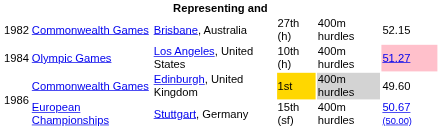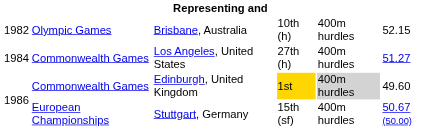(90, 30) Commonwealth Games -> (72, 30) Olympic Games
(288, 30) 27th (h) -> (288, 30) 10th (h)
(72, 58) Olympic Games -> (90, 58) Commonwealth Games
(288, 58) 10th (h) -> (288, 58) 27th (h)
(396, 58) pink background -> (396, 58) no background
